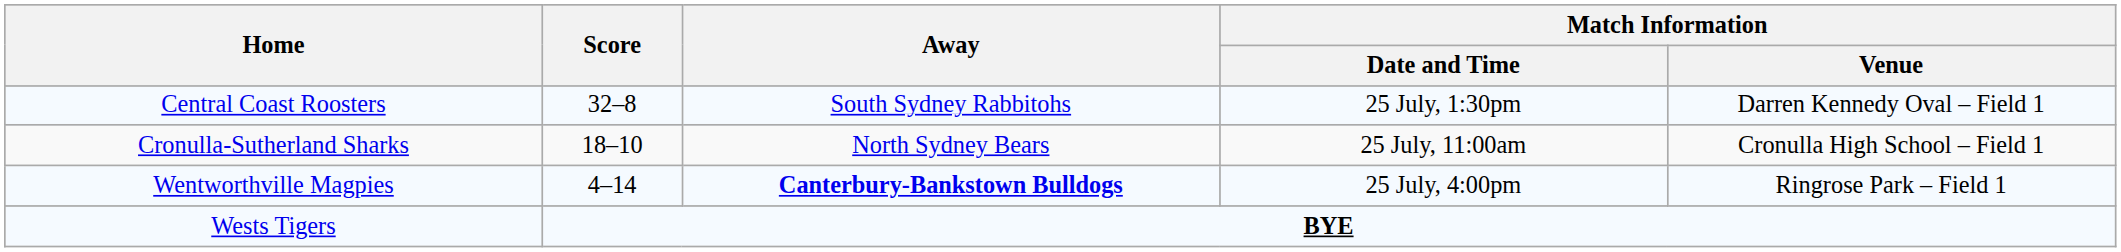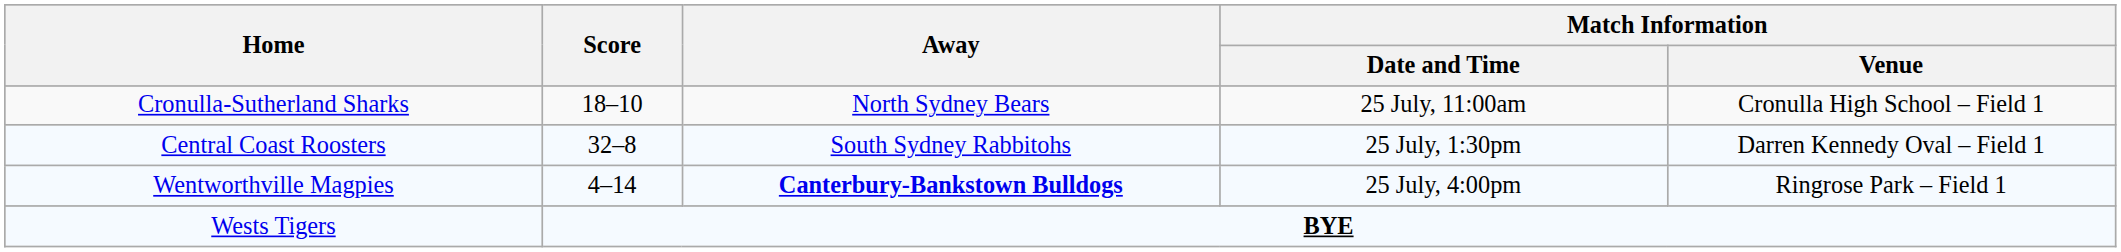rows swapped: (273, 145) <-> (273, 105)
